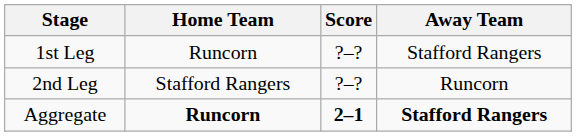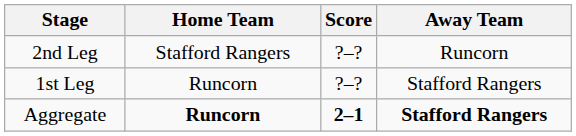rows swapped: (65, 51) <-> (65, 83)
